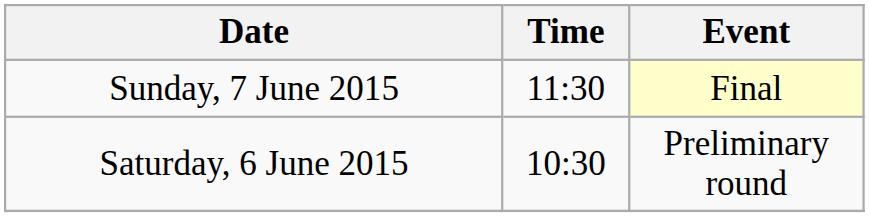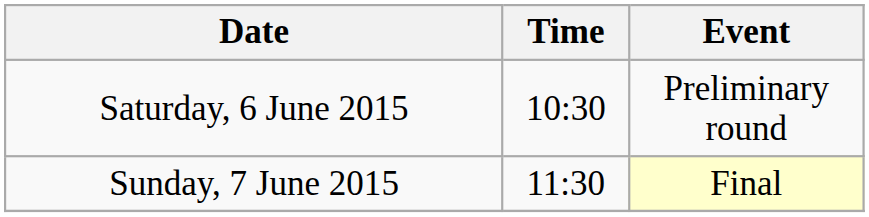rows swapped: (254, 163) <-> (254, 87)
